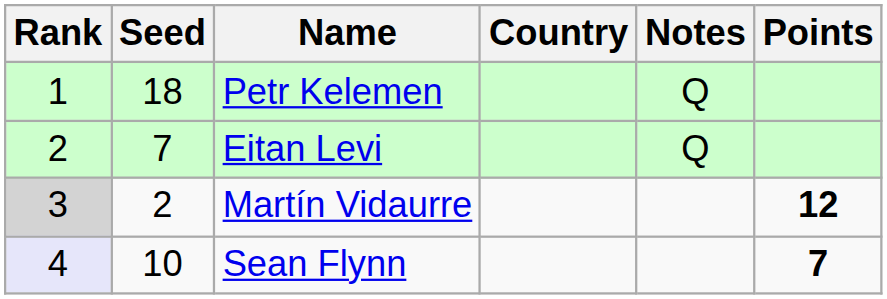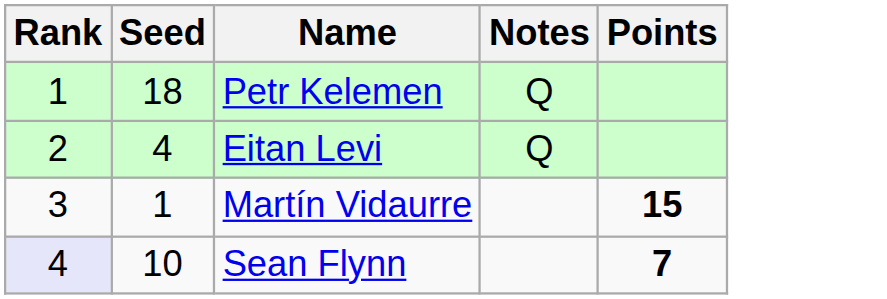- column: (559, 33)
(162, 148) 7 -> (162, 148) 4
(58, 206) lightgrey background -> (58, 206) no background
(162, 206) 2 -> (162, 206) 1
(818, 206) 12 -> (662, 206) 15
